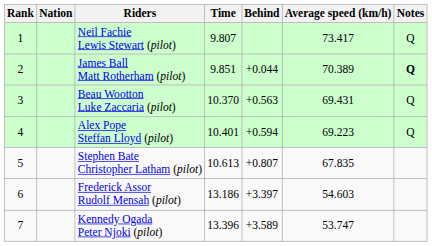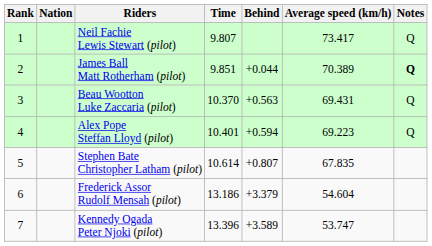(223, 163) 10.613 -> (223, 163) 10.614
(262, 194) +3.397 -> (262, 194) +3.379
(338, 194) 54.603 -> (338, 194) 54.604
